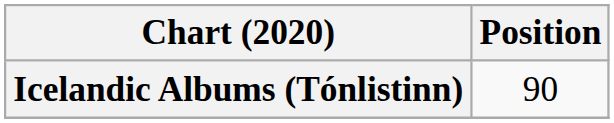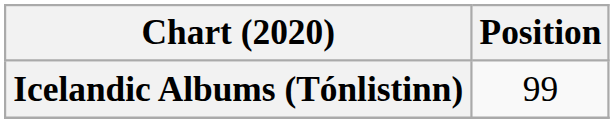(540, 88) 90 -> (540, 88) 99
